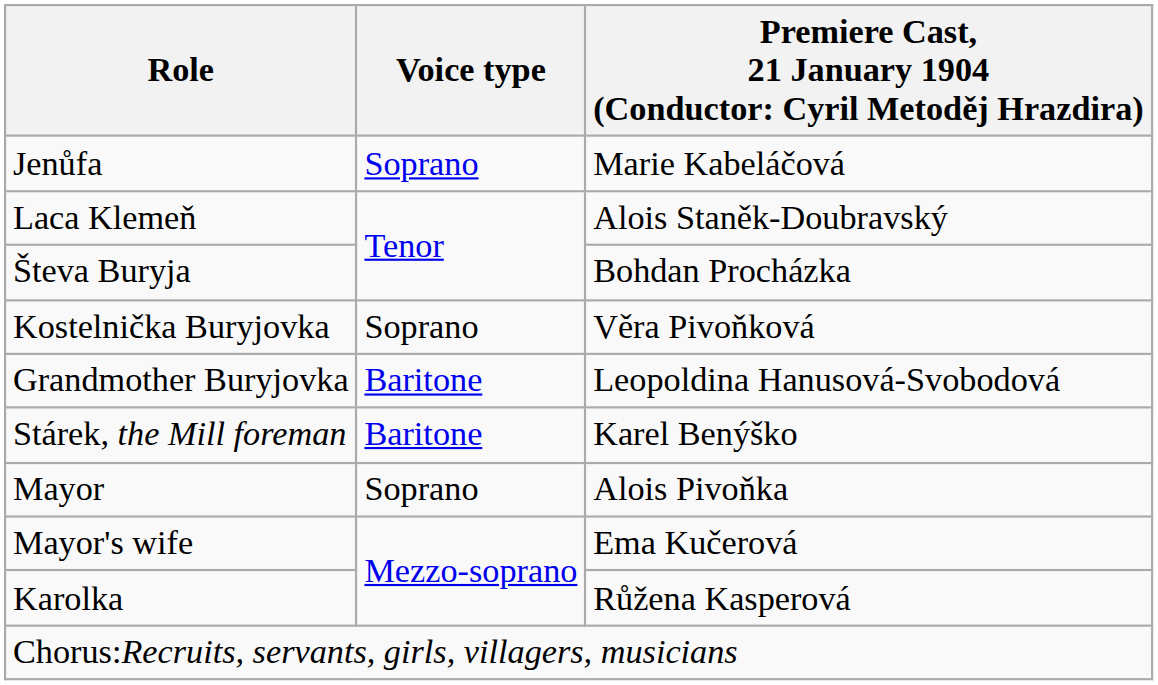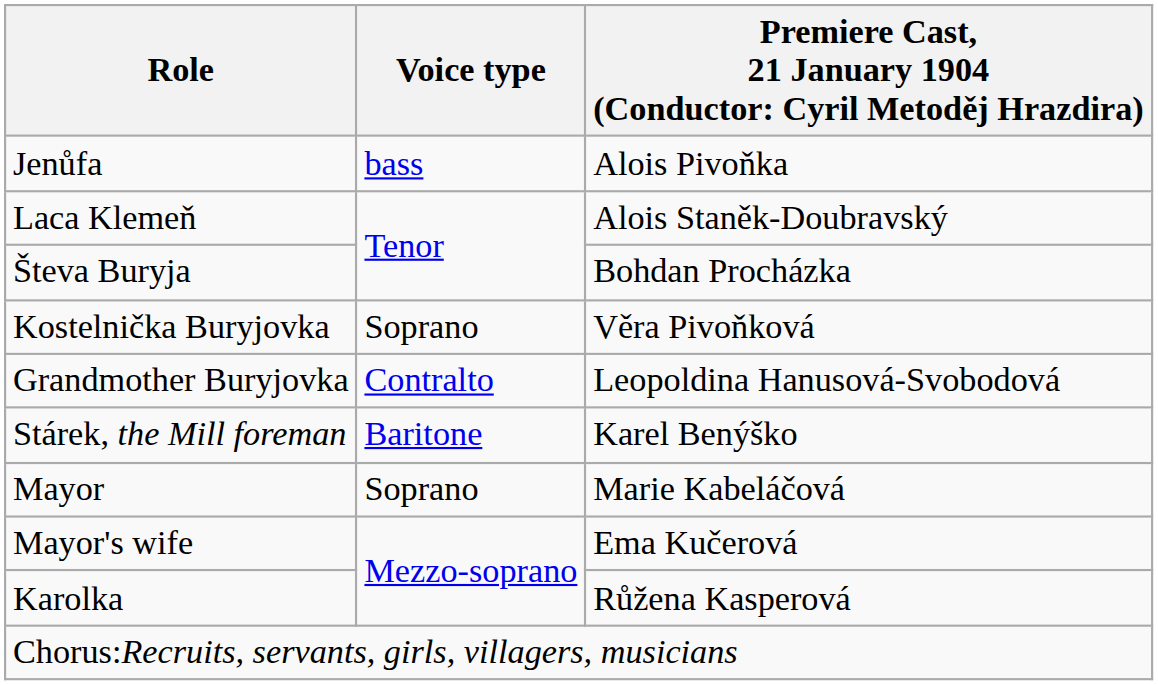(421, 162) Soprano -> (394, 162) bass
(719, 162) Marie Kabeláčová -> (691, 162) Alois Pivoňka
(423, 380) Baritone -> (429, 380) Contralto
(691, 488) Alois Pivoňka -> (719, 488) Marie Kabeláčová
